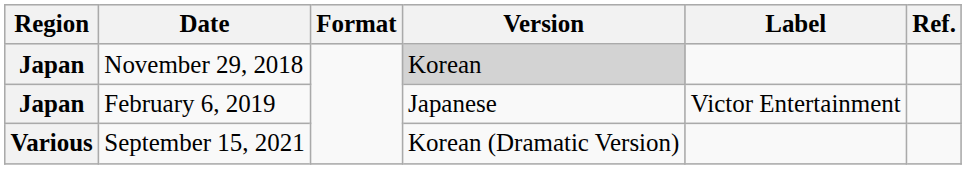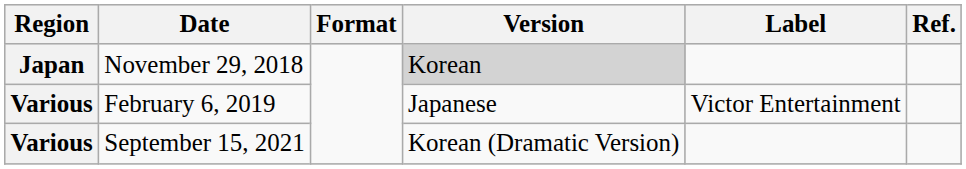(52, 103) Japan -> (52, 103) Various
